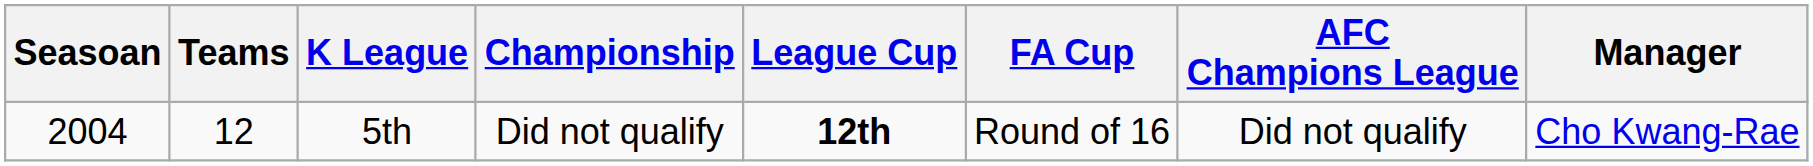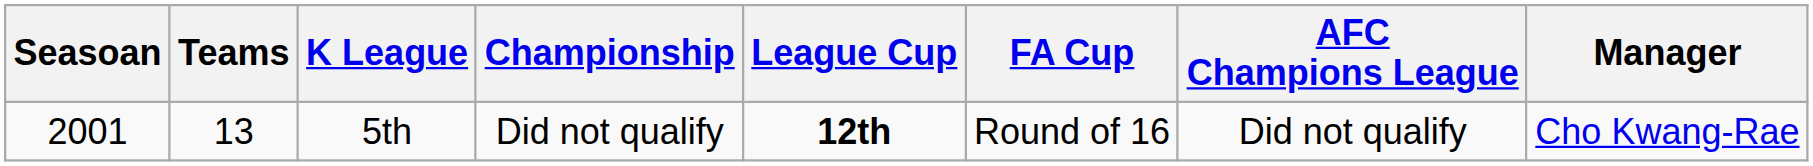(87, 130) 2004 -> (87, 130) 2001
(234, 130) 12 -> (234, 130) 13
